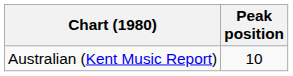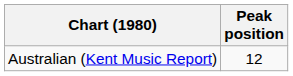(254, 58) 10 -> (254, 58) 12
